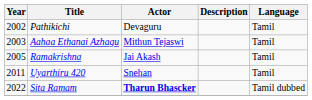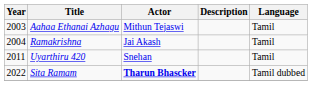- row: (50, 27)
(16, 57) 2005 -> (16, 42) 2004
